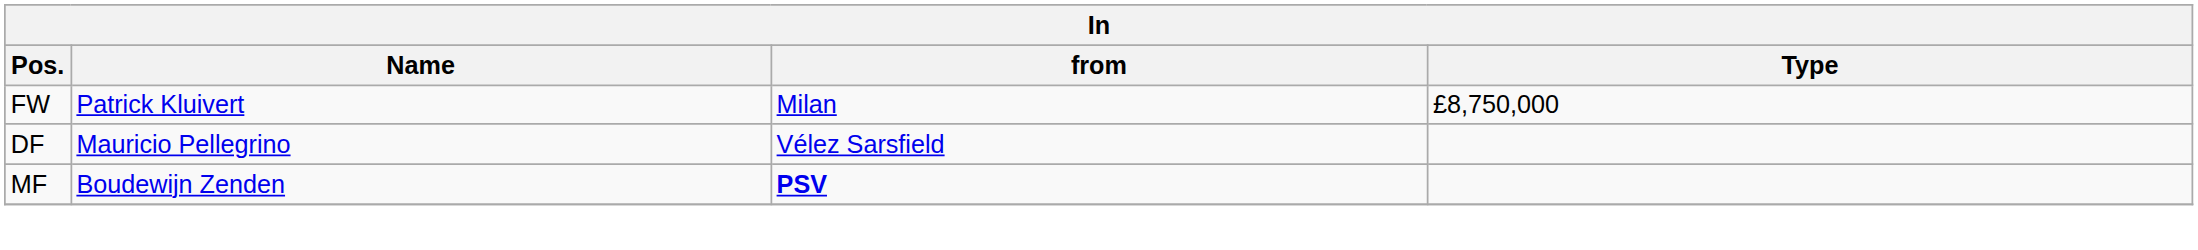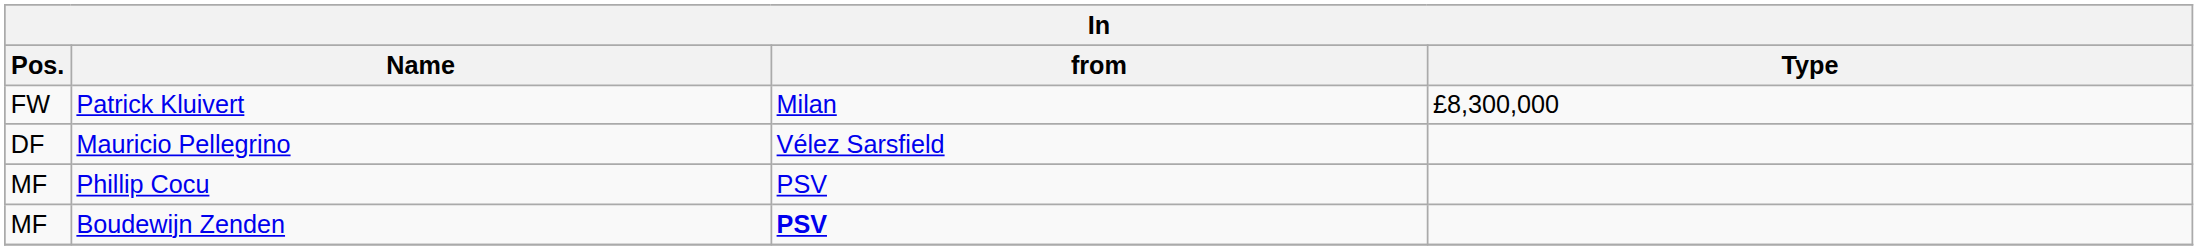(1496, 105) £8,750,000 -> (1496, 105) £8,300,000
+ row: (143, 184)
